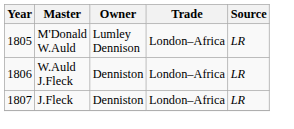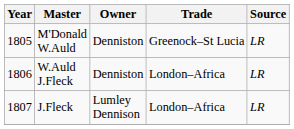(116, 40) Lumley Dennison -> (118, 40) Denniston
(187, 40) London–Africa -> (197, 40) Greenock–St Lucia
(118, 100) Denniston -> (116, 107) Lumley Dennison
